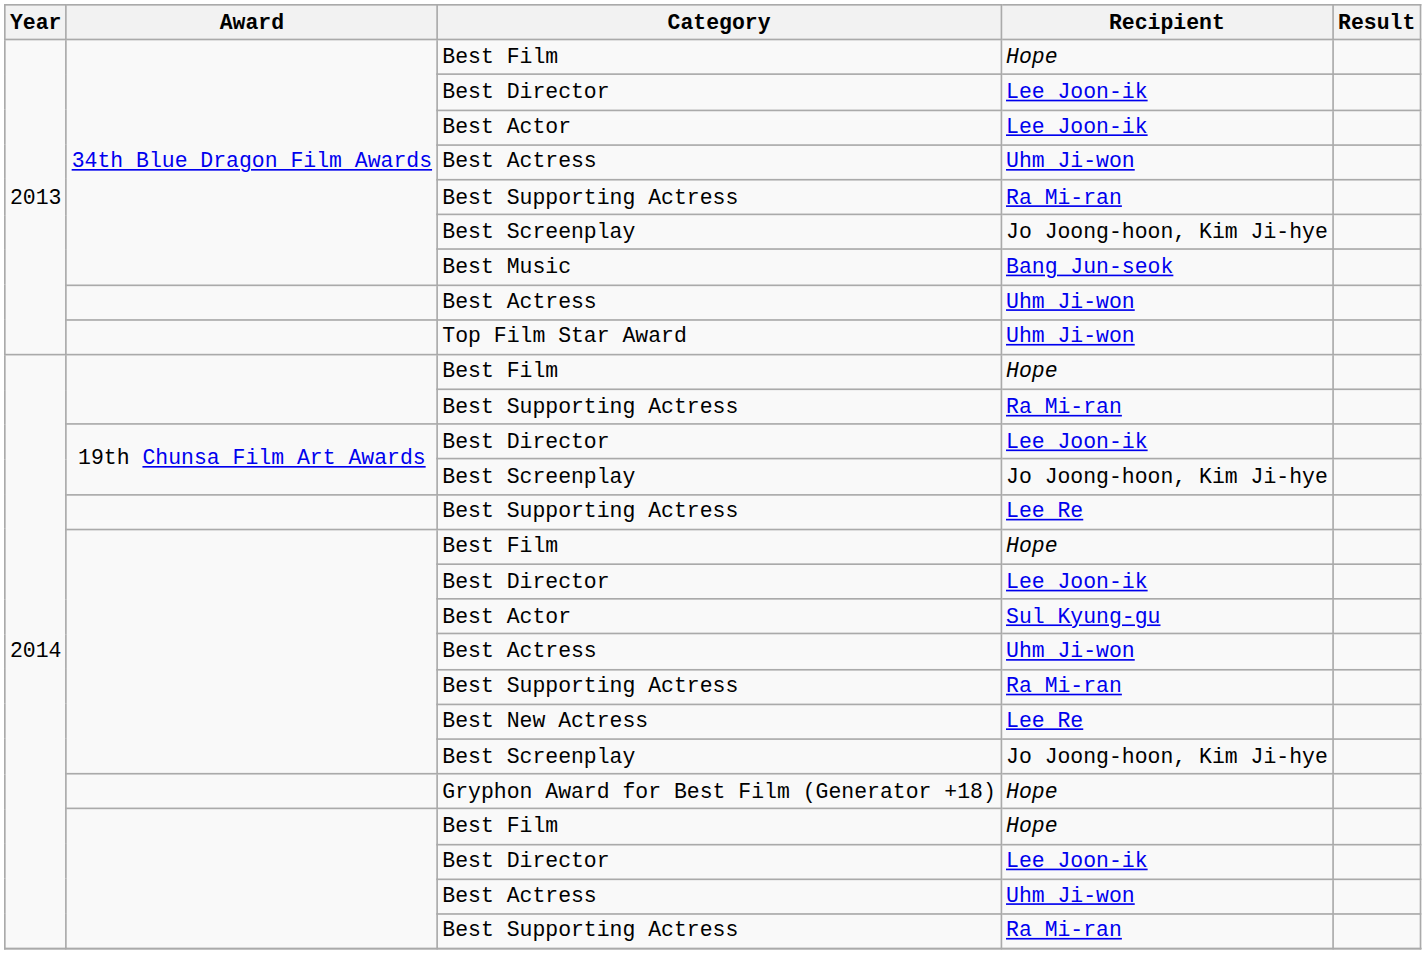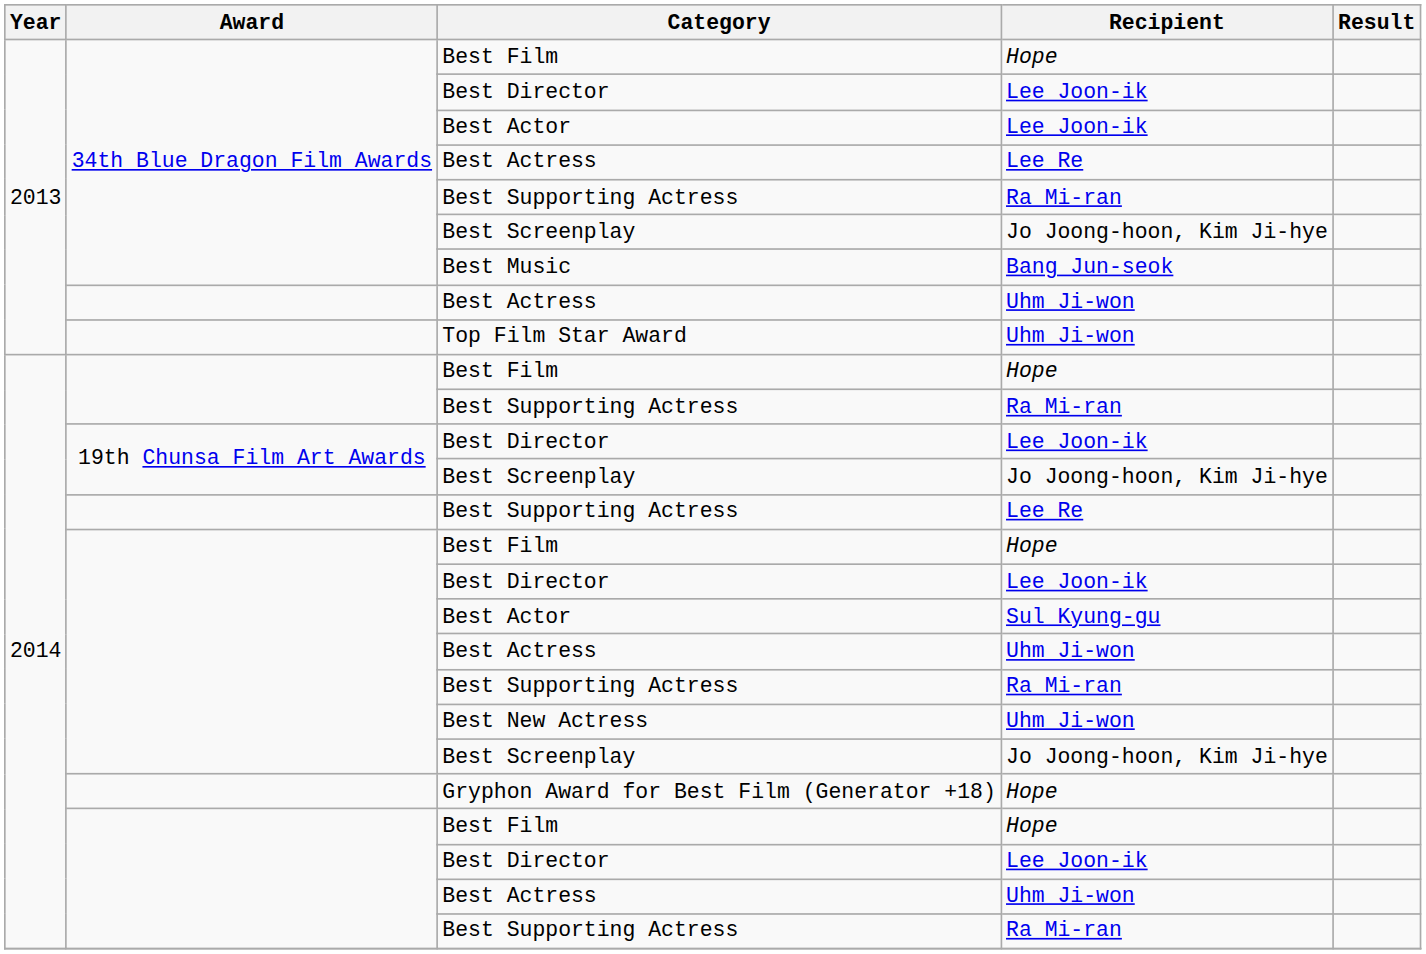(1070, 162) Uhm Ji-won -> (1045, 162) Lee Re
(1045, 721) Lee Re -> (1070, 721) Uhm Ji-won
